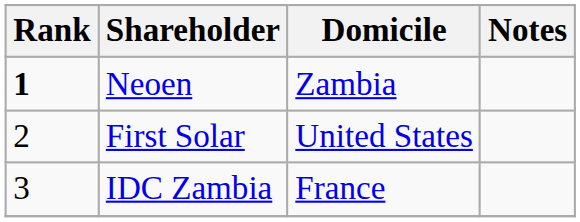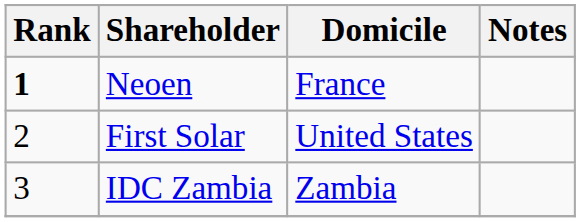(346, 83) Zambia -> (340, 83) France
(340, 188) France -> (346, 188) Zambia
